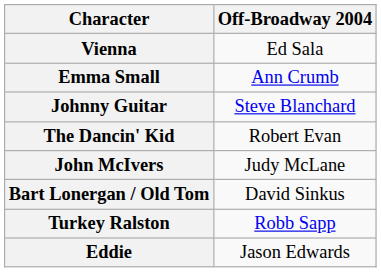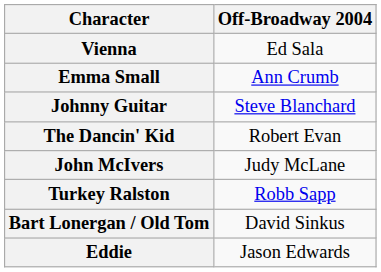rows swapped: (109, 223) <-> (109, 194)
